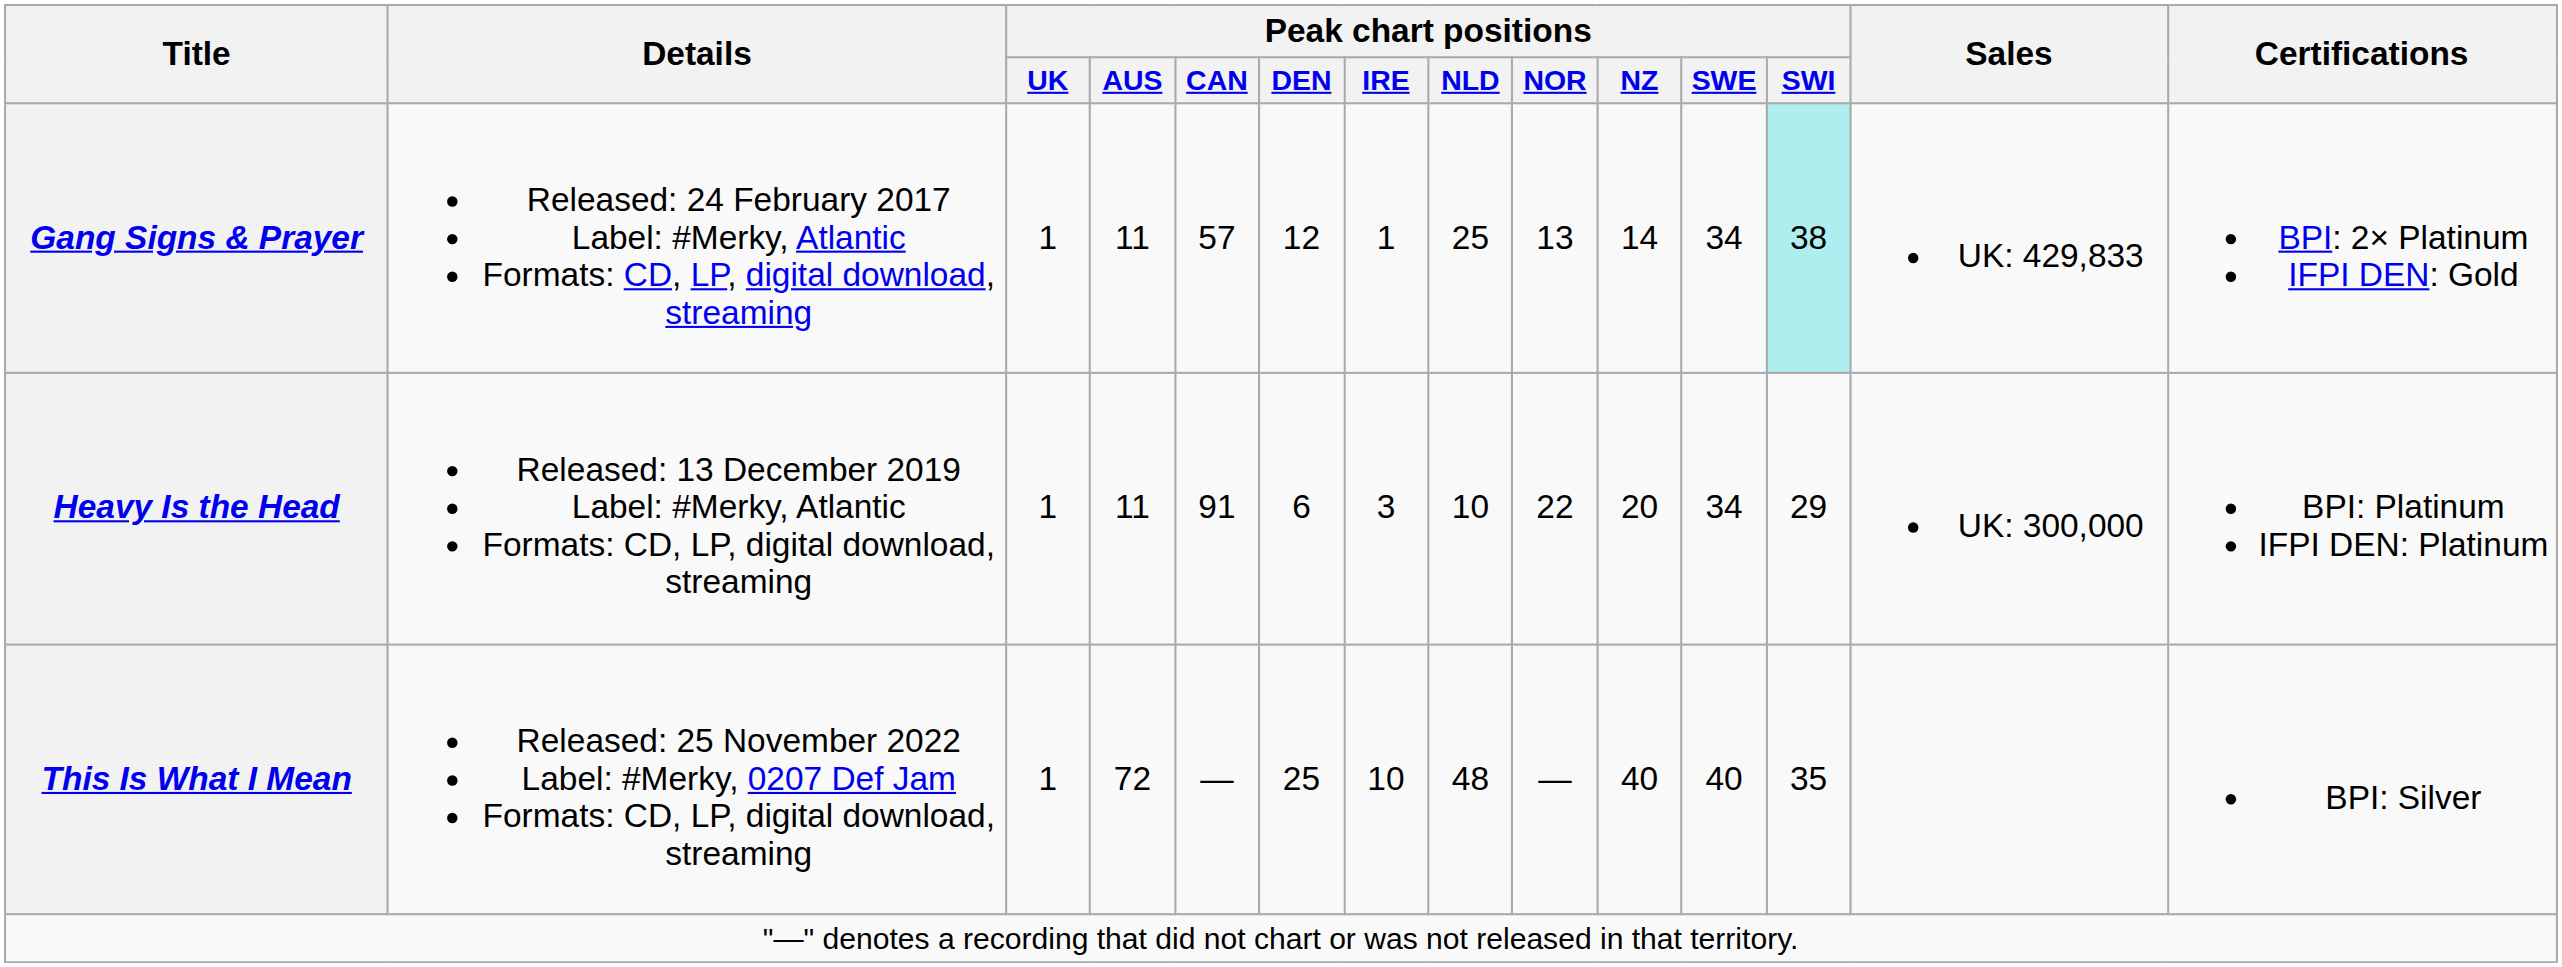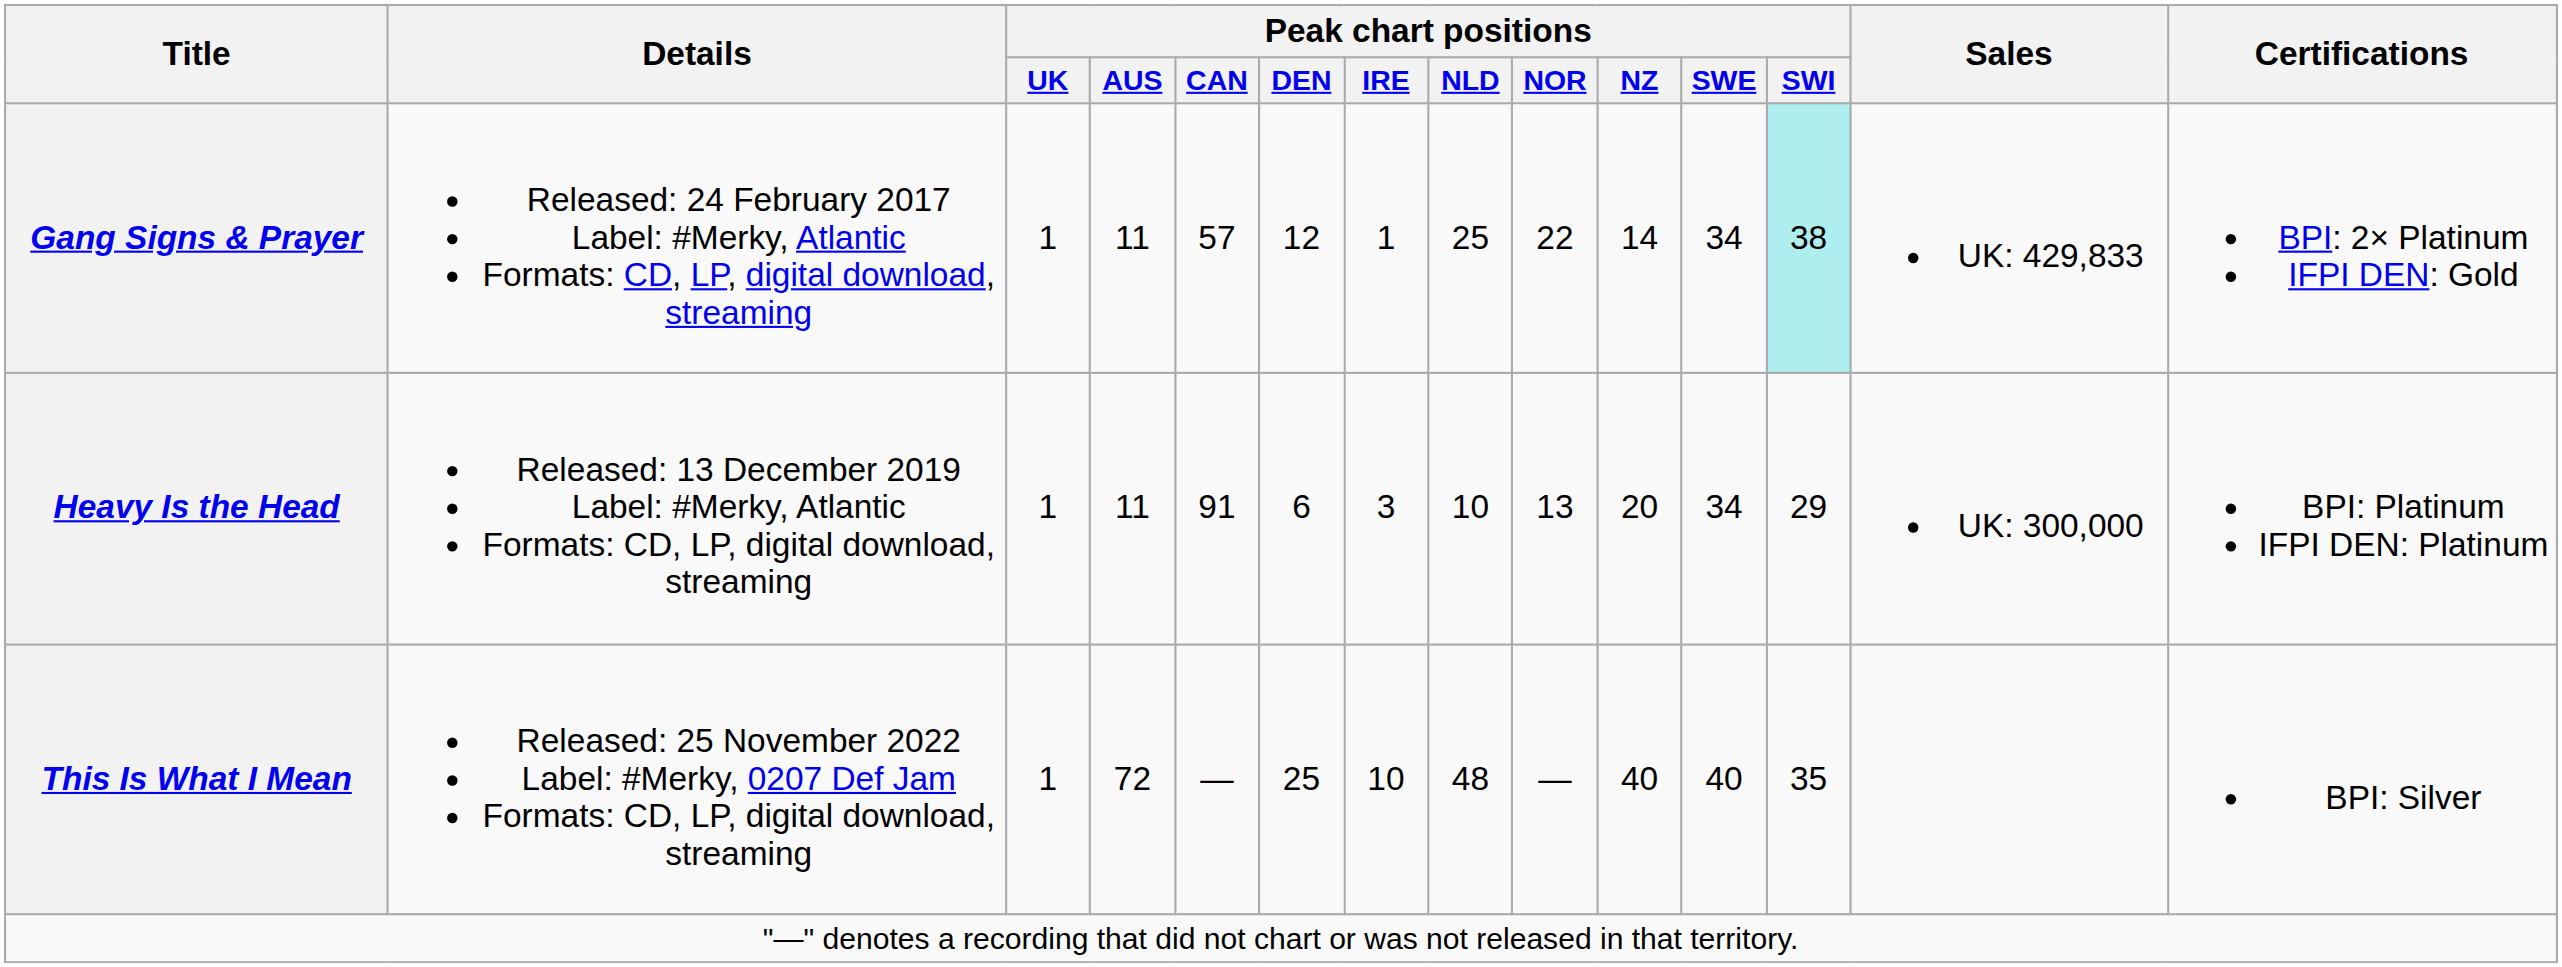(1555, 237) 13 -> (1555, 237) 22
(1555, 507) 22 -> (1555, 507) 13
